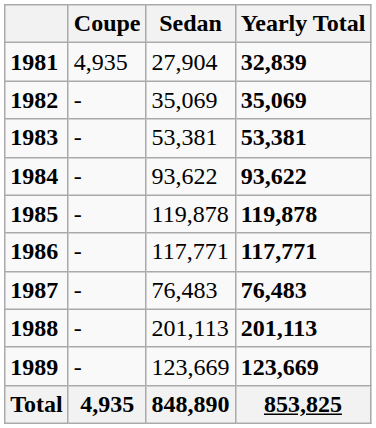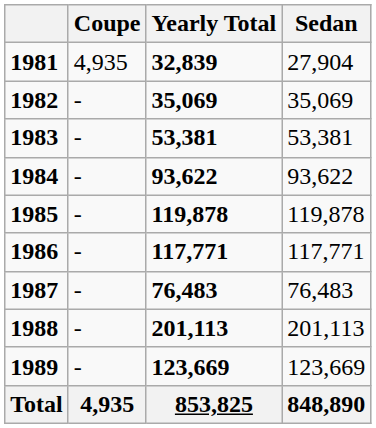columns swapped: (191, 23) <-> (303, 23)
